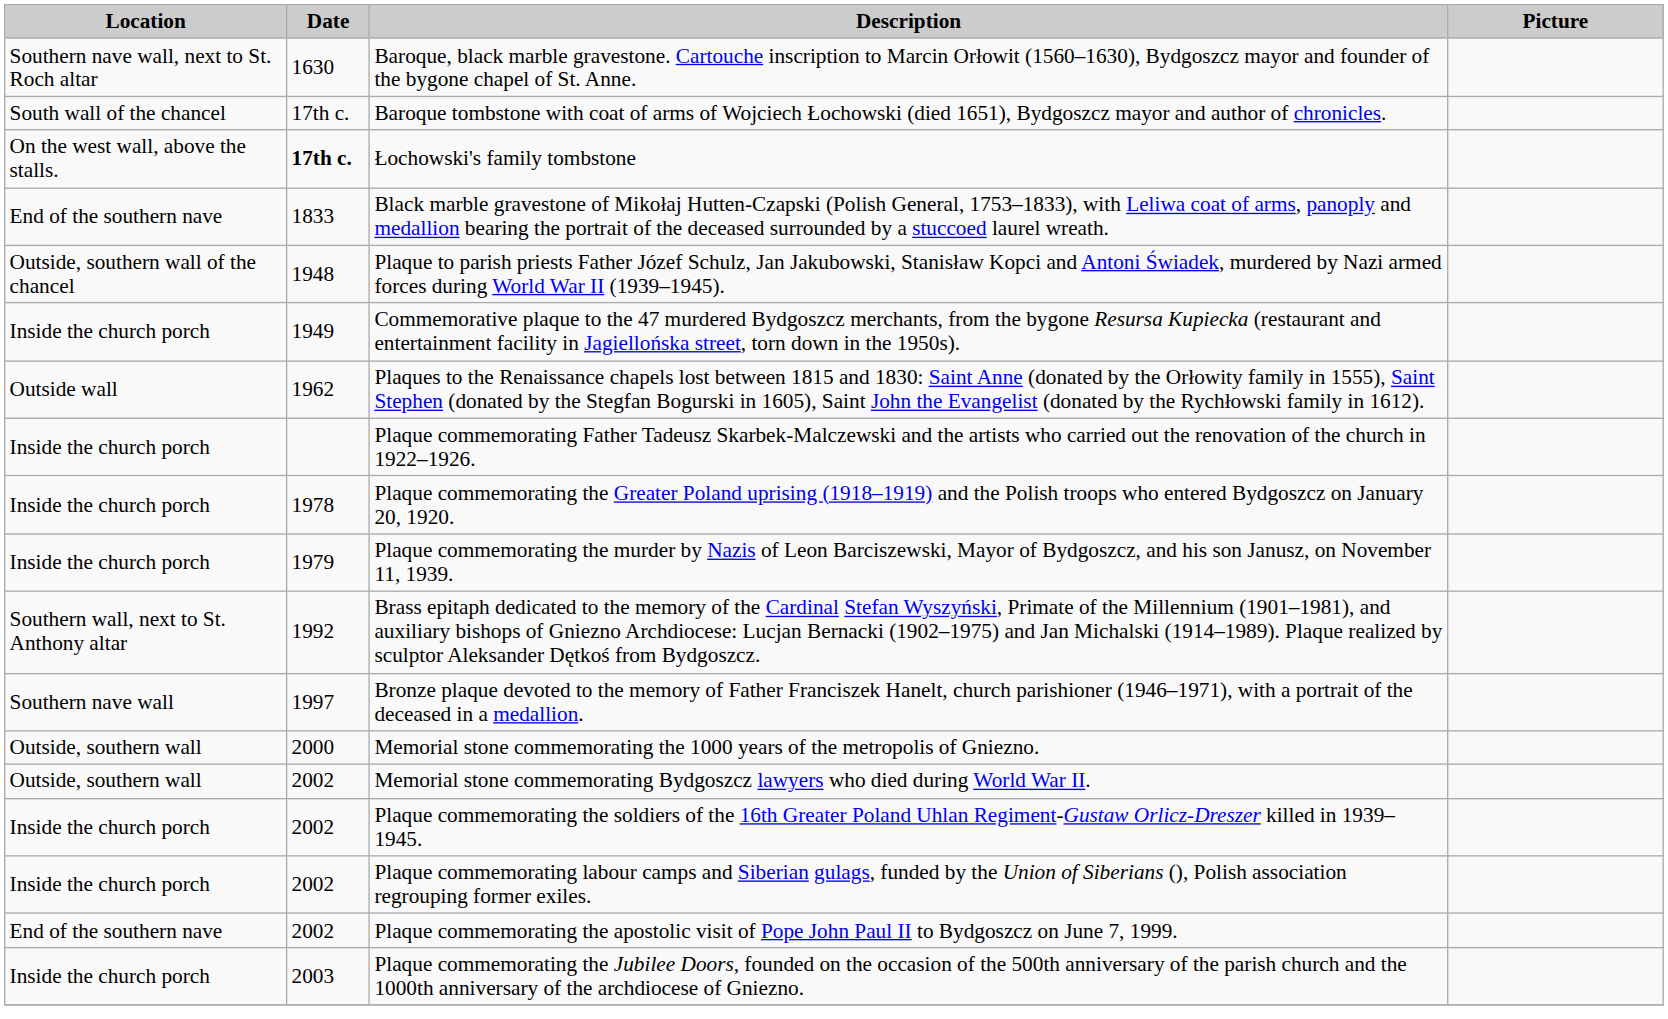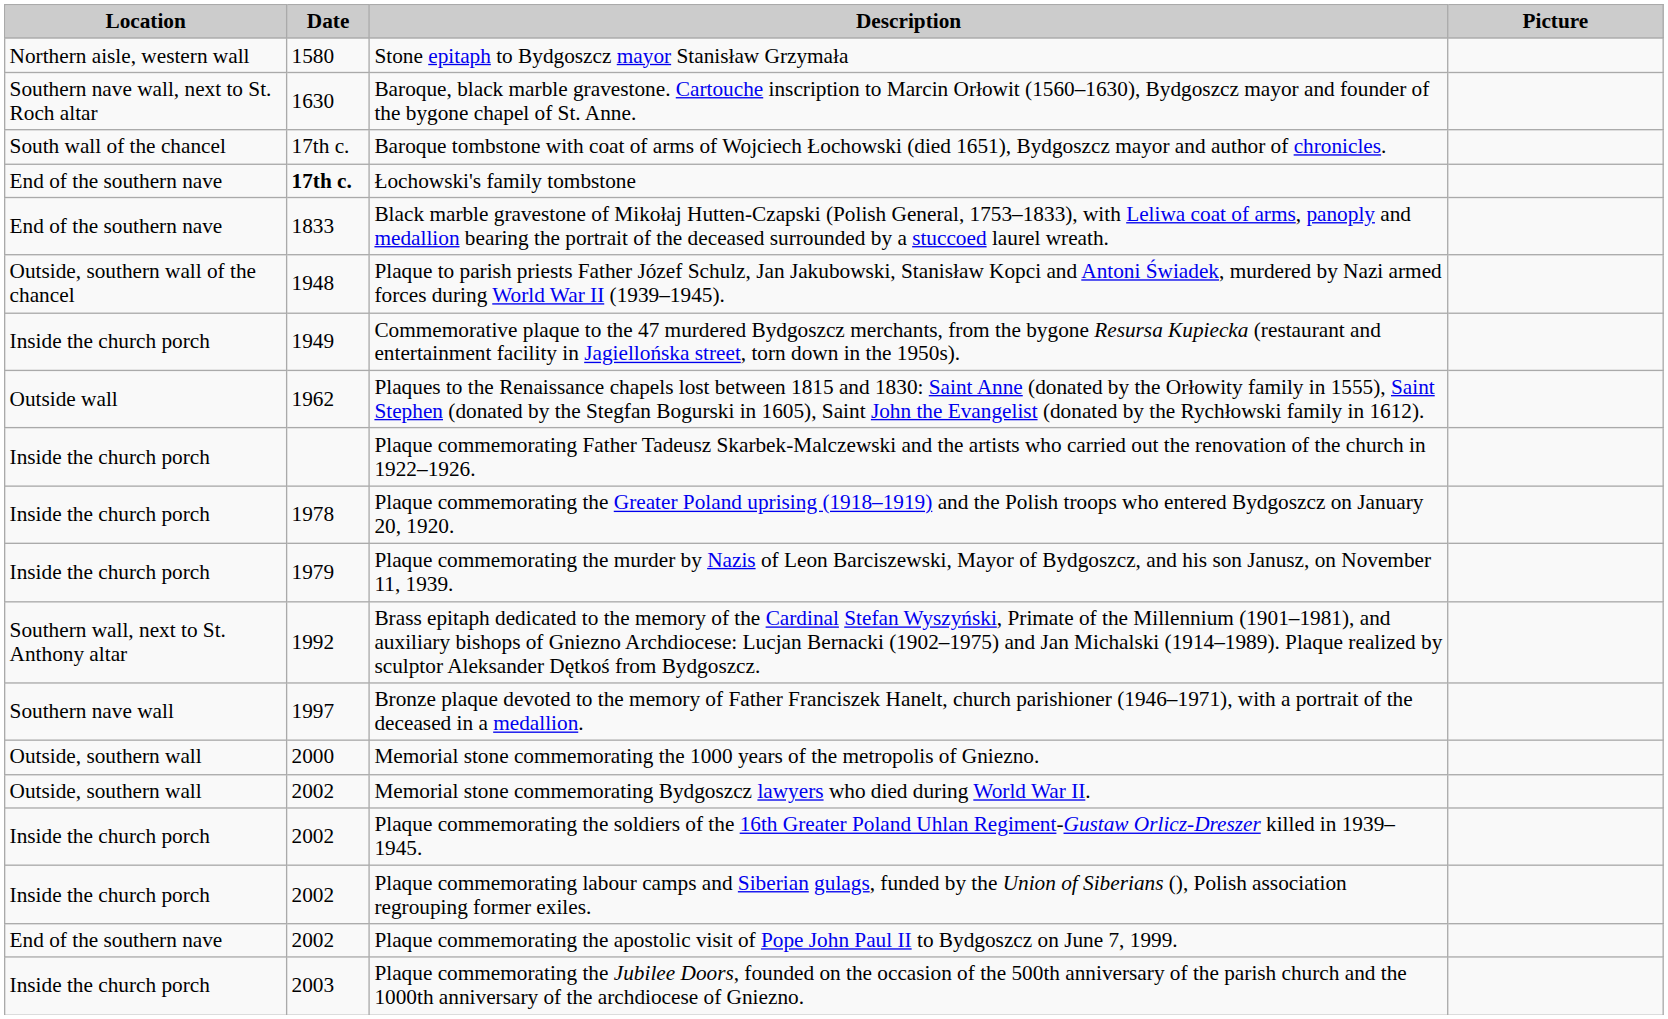+ row: (611, 55)
(128, 158) On the west wall, above the stalls. -> (116, 180) End of the southern nave
